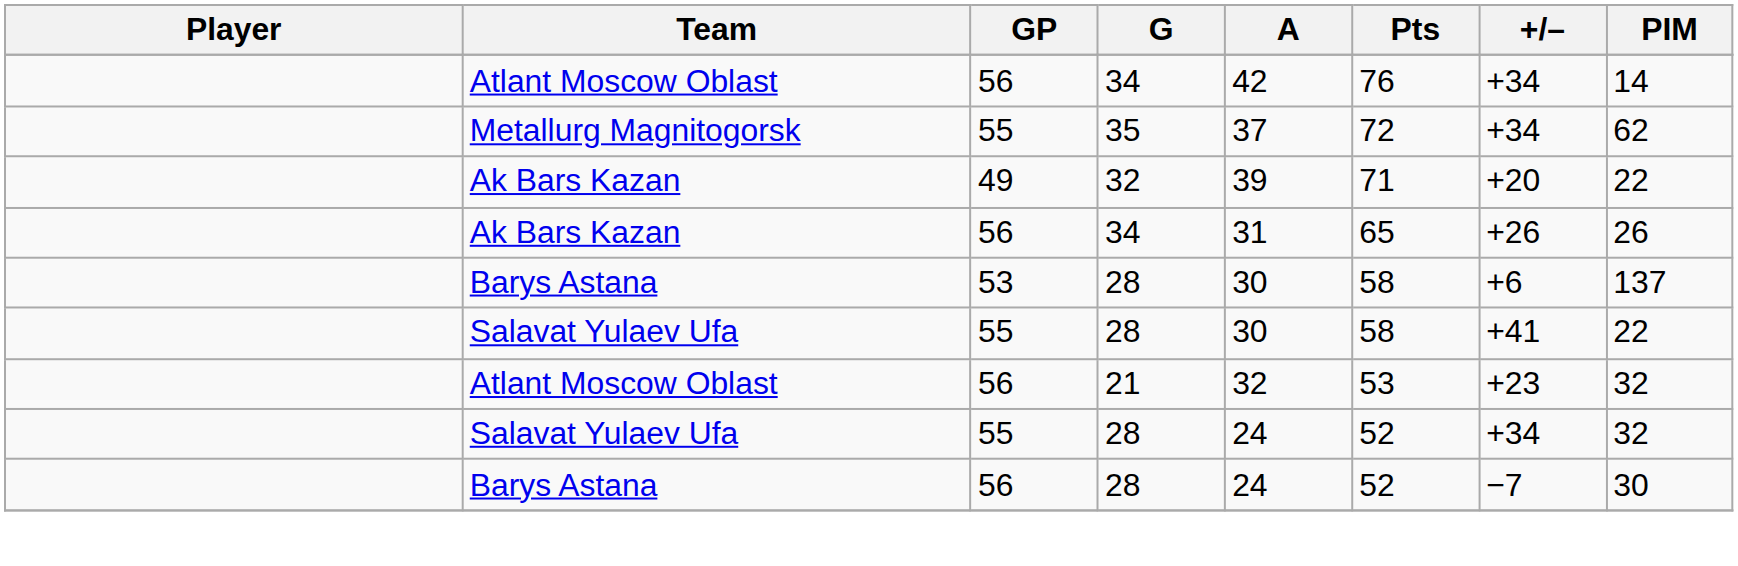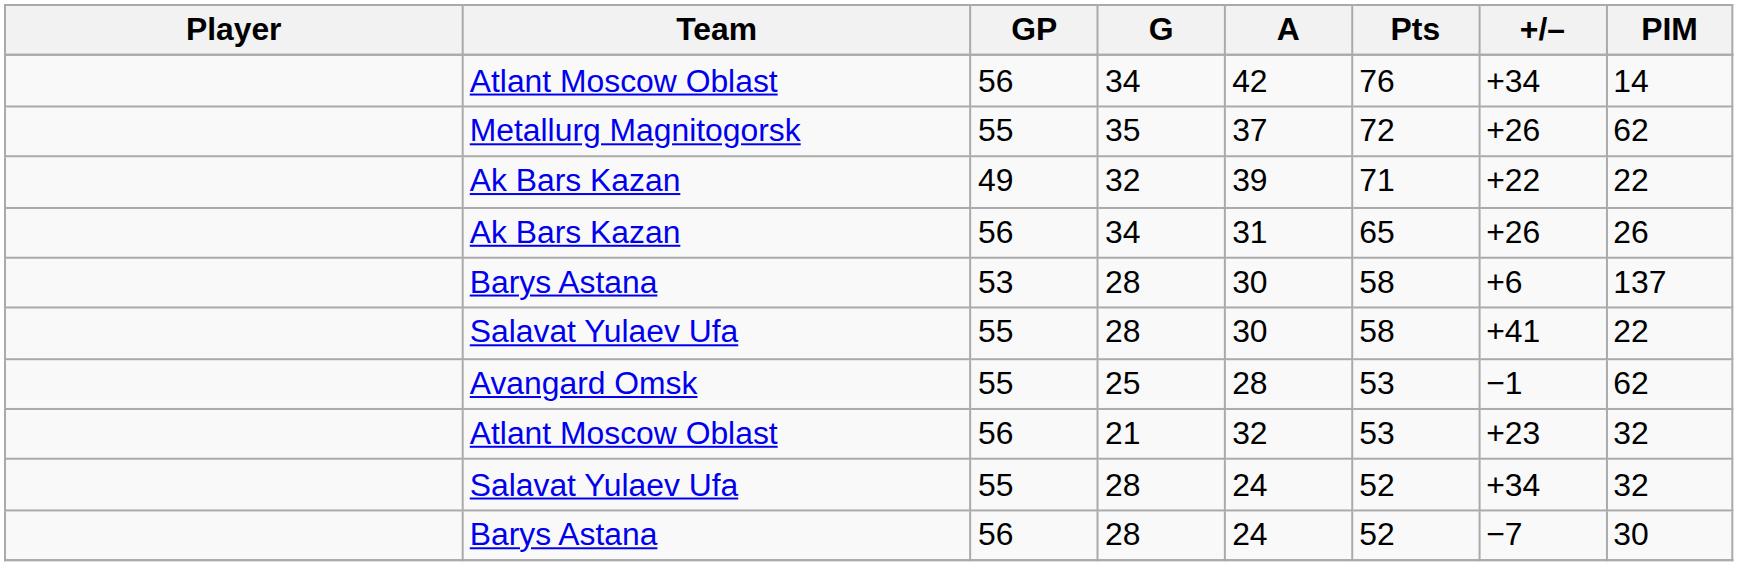(1513, 130) +34 -> (1513, 130) +26
(1513, 181) +20 -> (1513, 181) +22
+ row: (584, 383)
